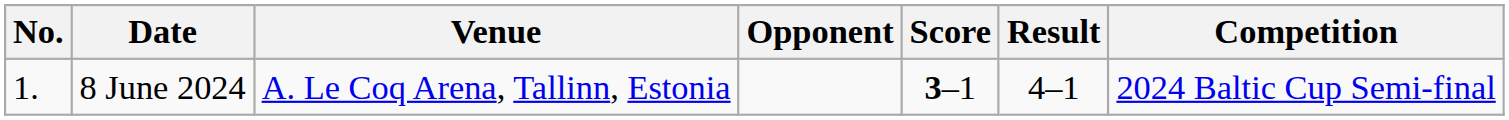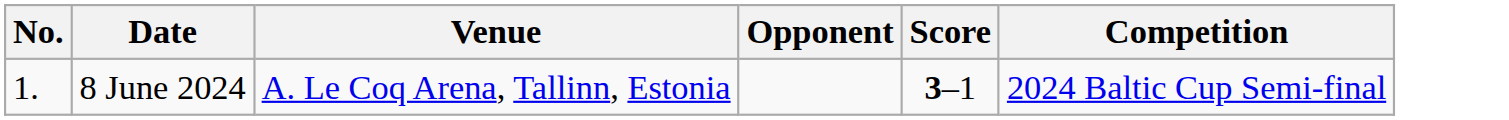- column: (1054, 31)
